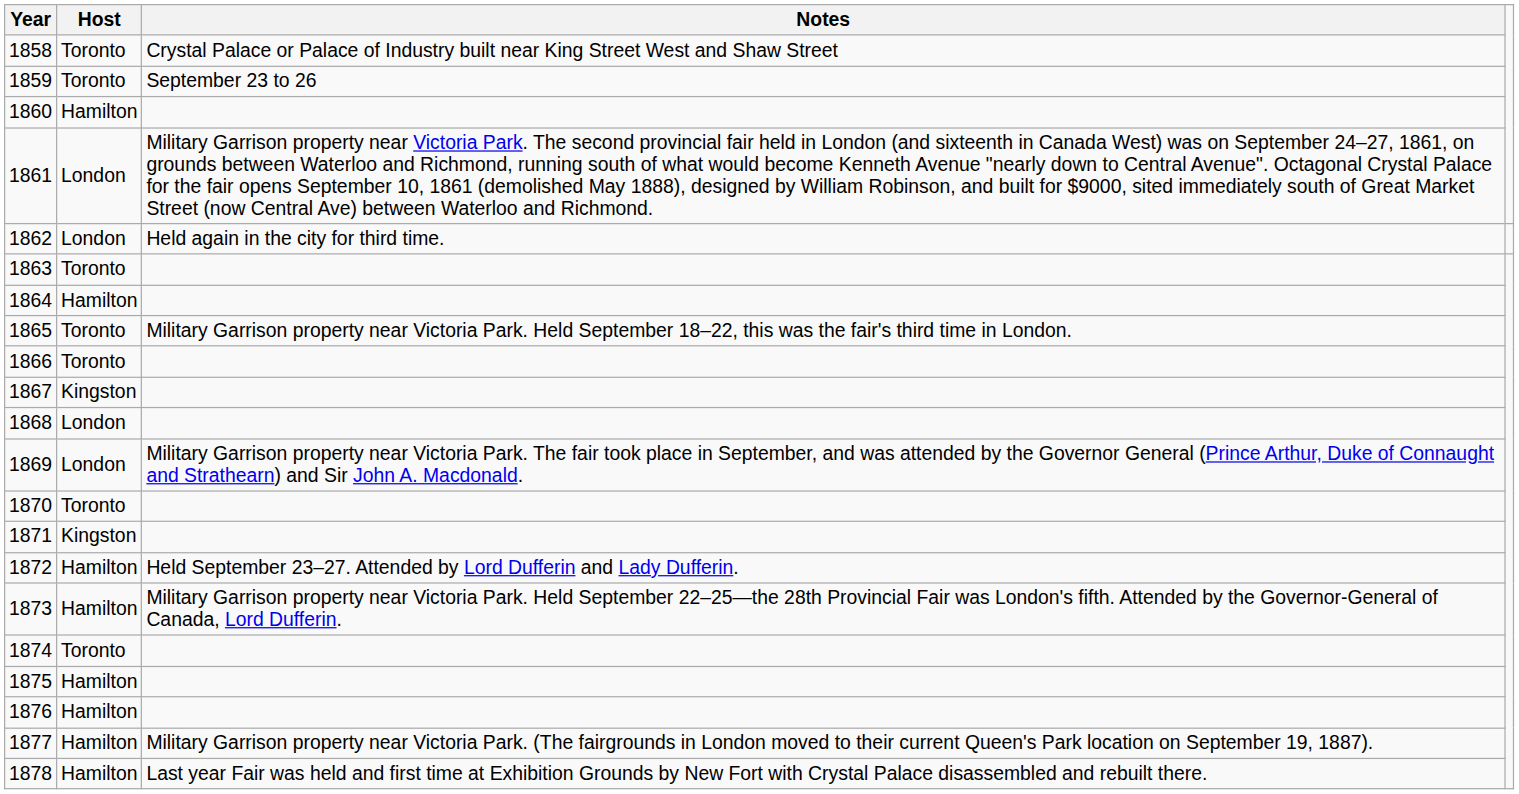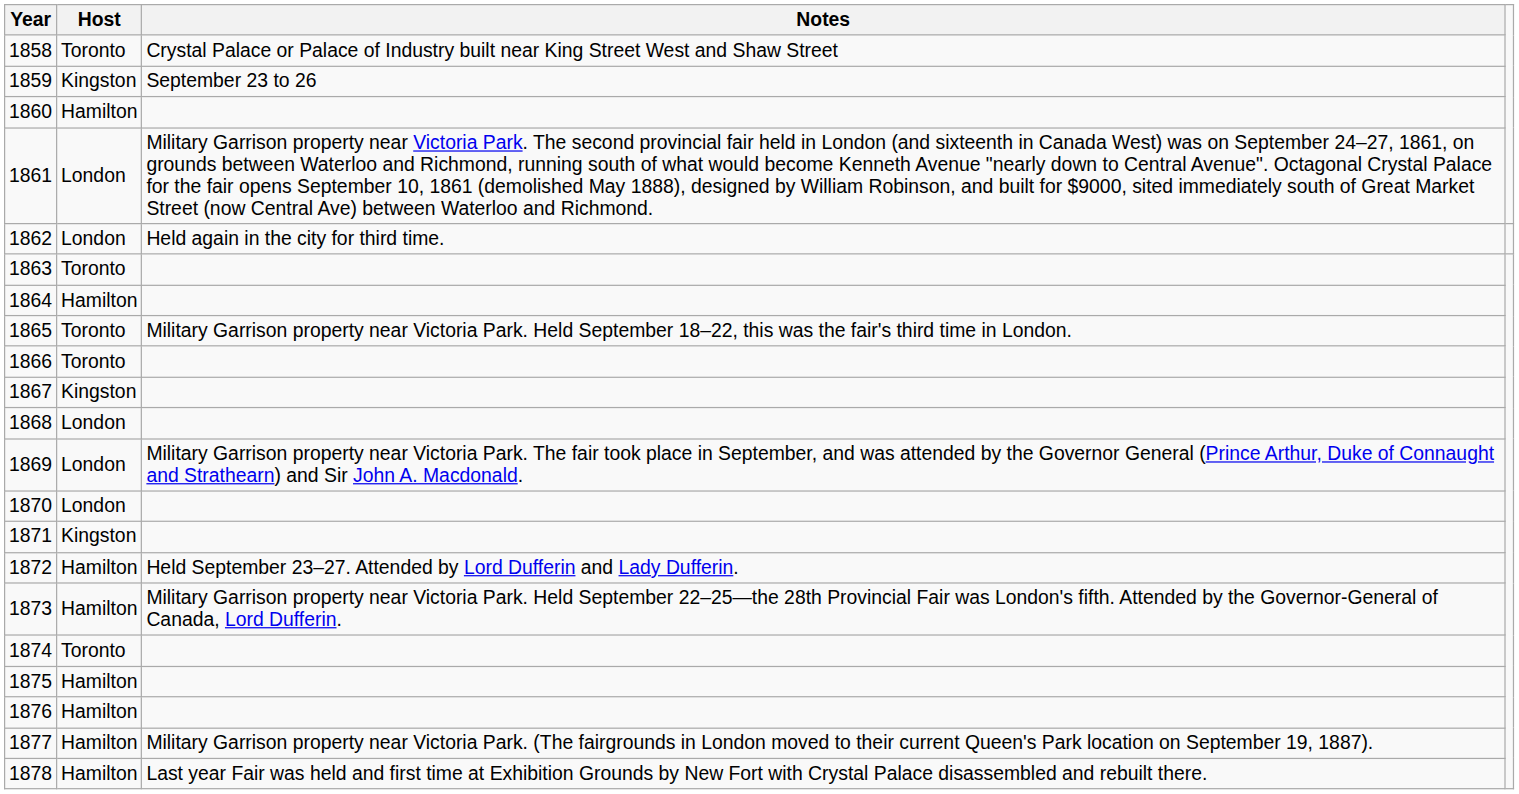(93, 81) Toronto -> (99, 81) Kingston
(93, 506) Toronto -> (93, 506) London
